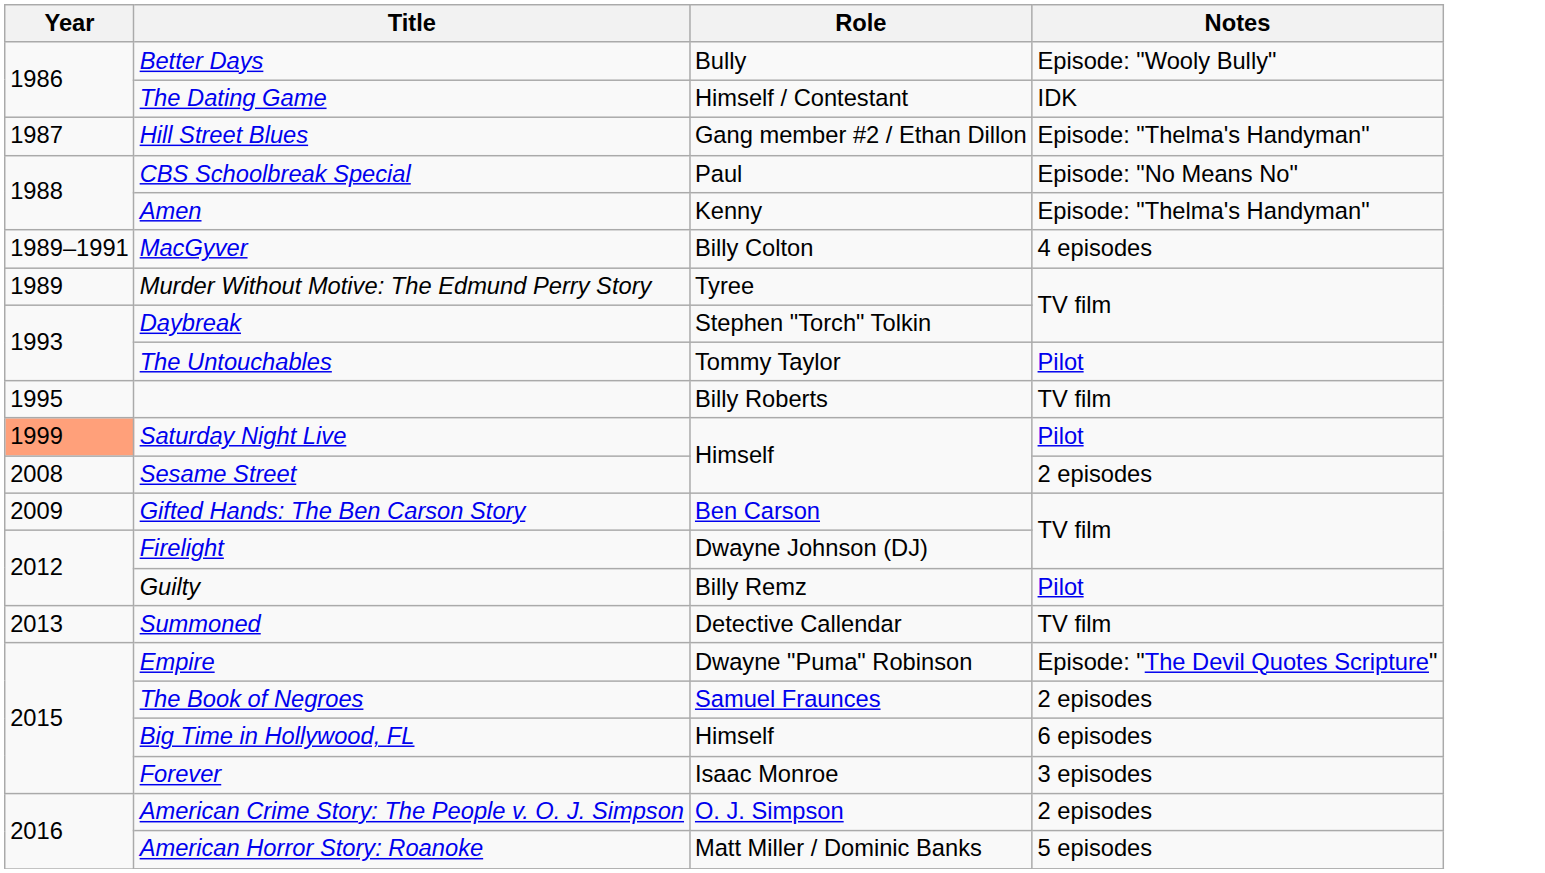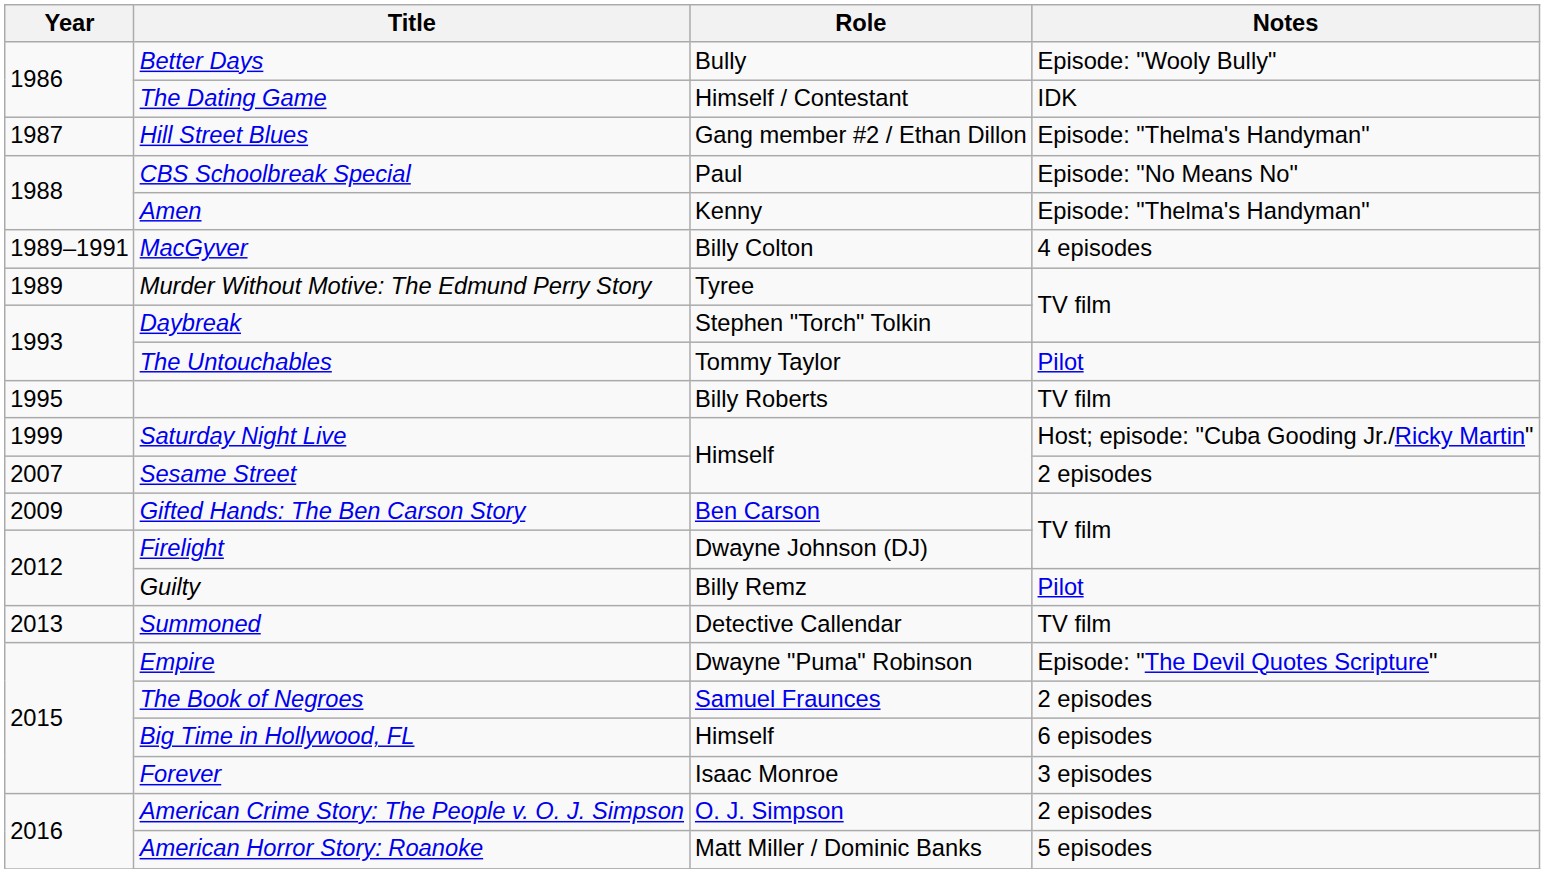(37, 436) lightsalmon background -> (37, 436) no background
(1061, 436) Pilot -> (1286, 436) Host; episode: "Cuba Gooding Jr./Ricky Martin"
(37, 473) 2008 -> (37, 473) 2007
